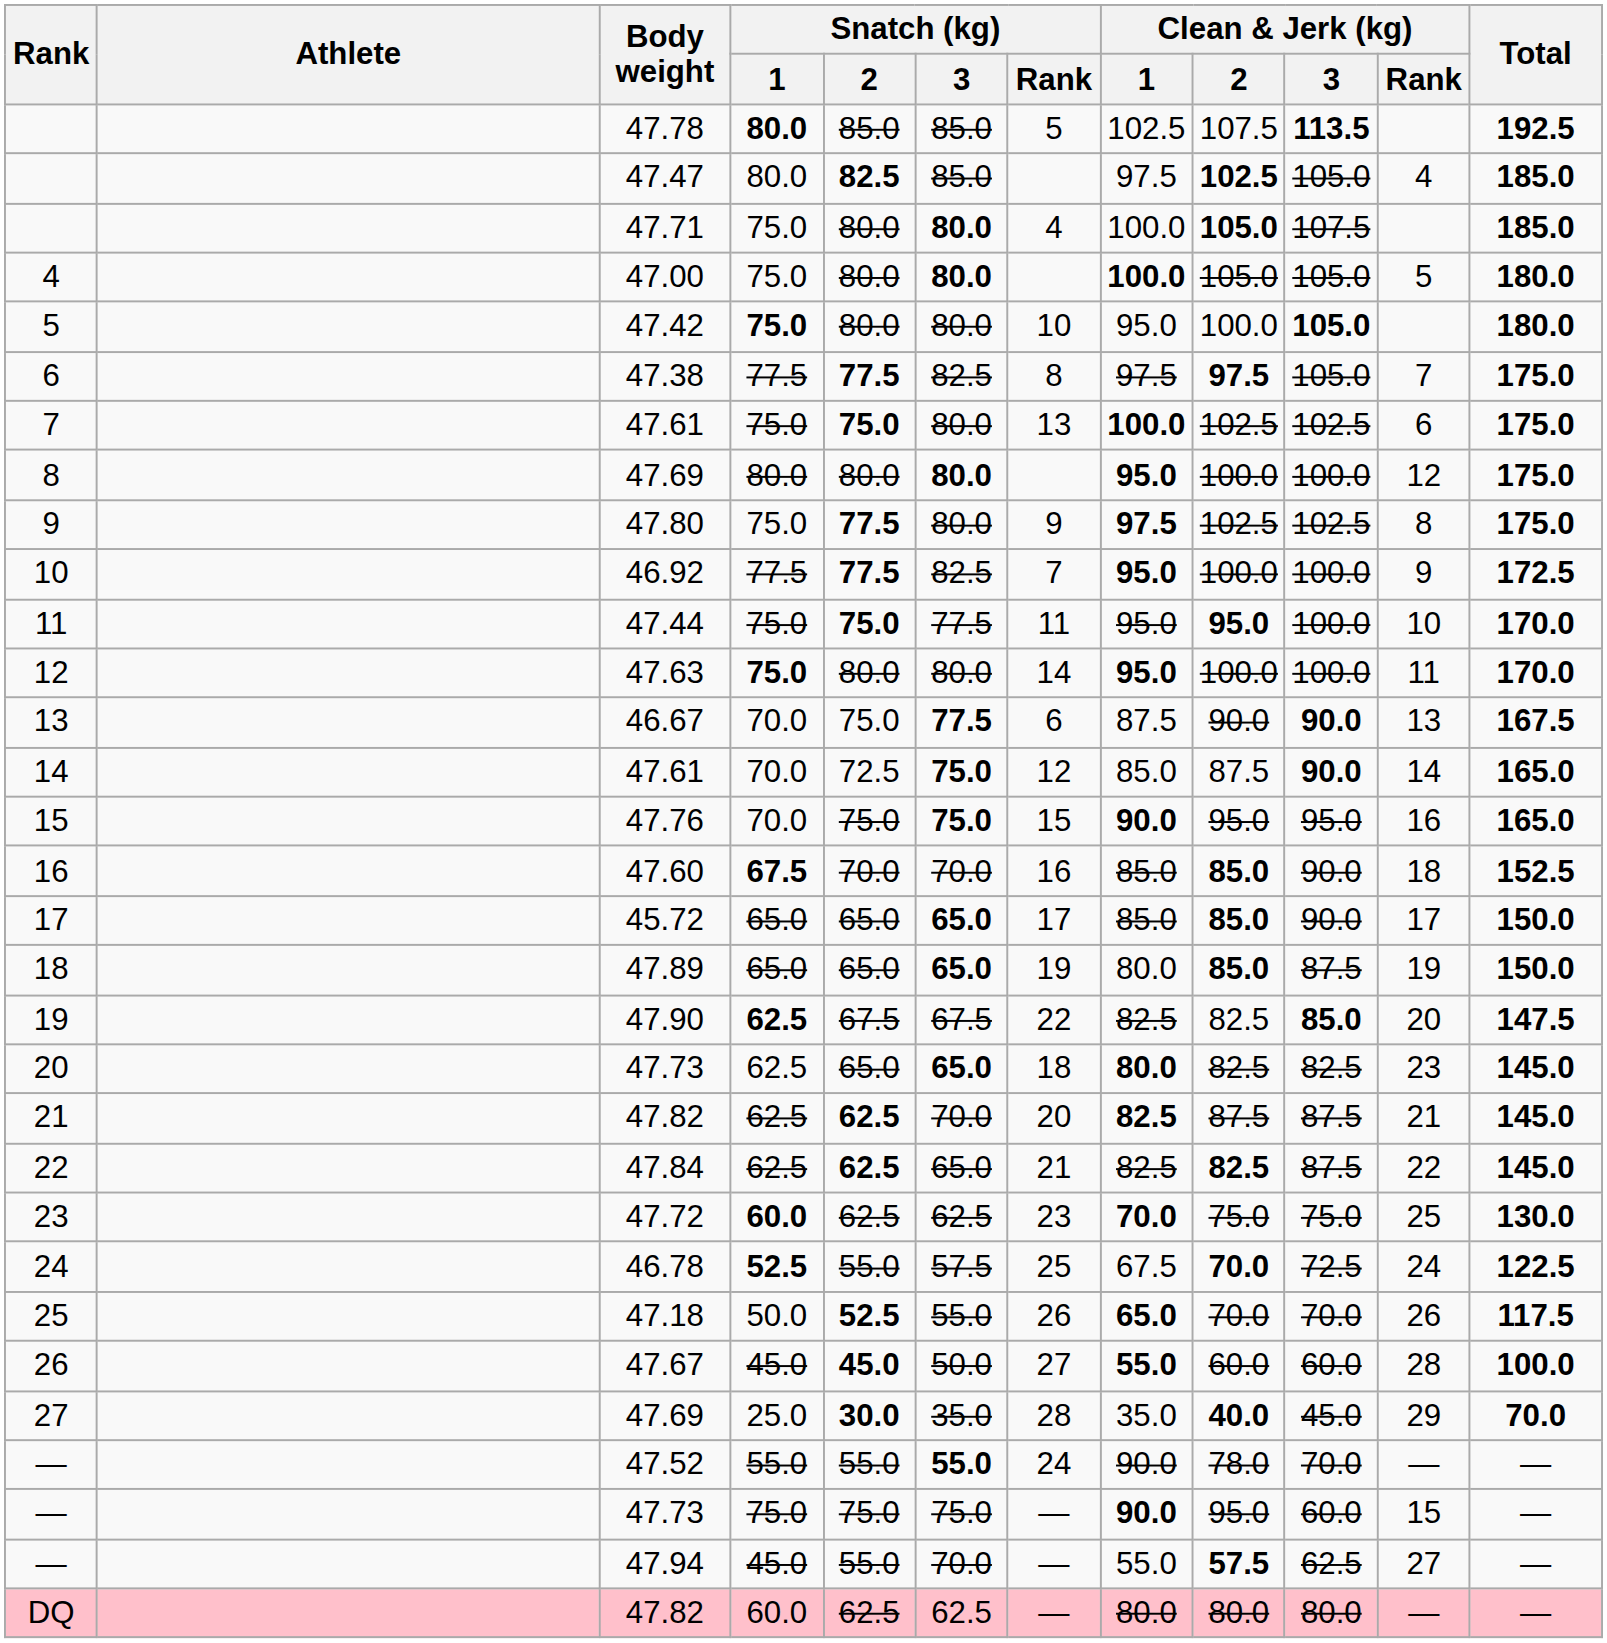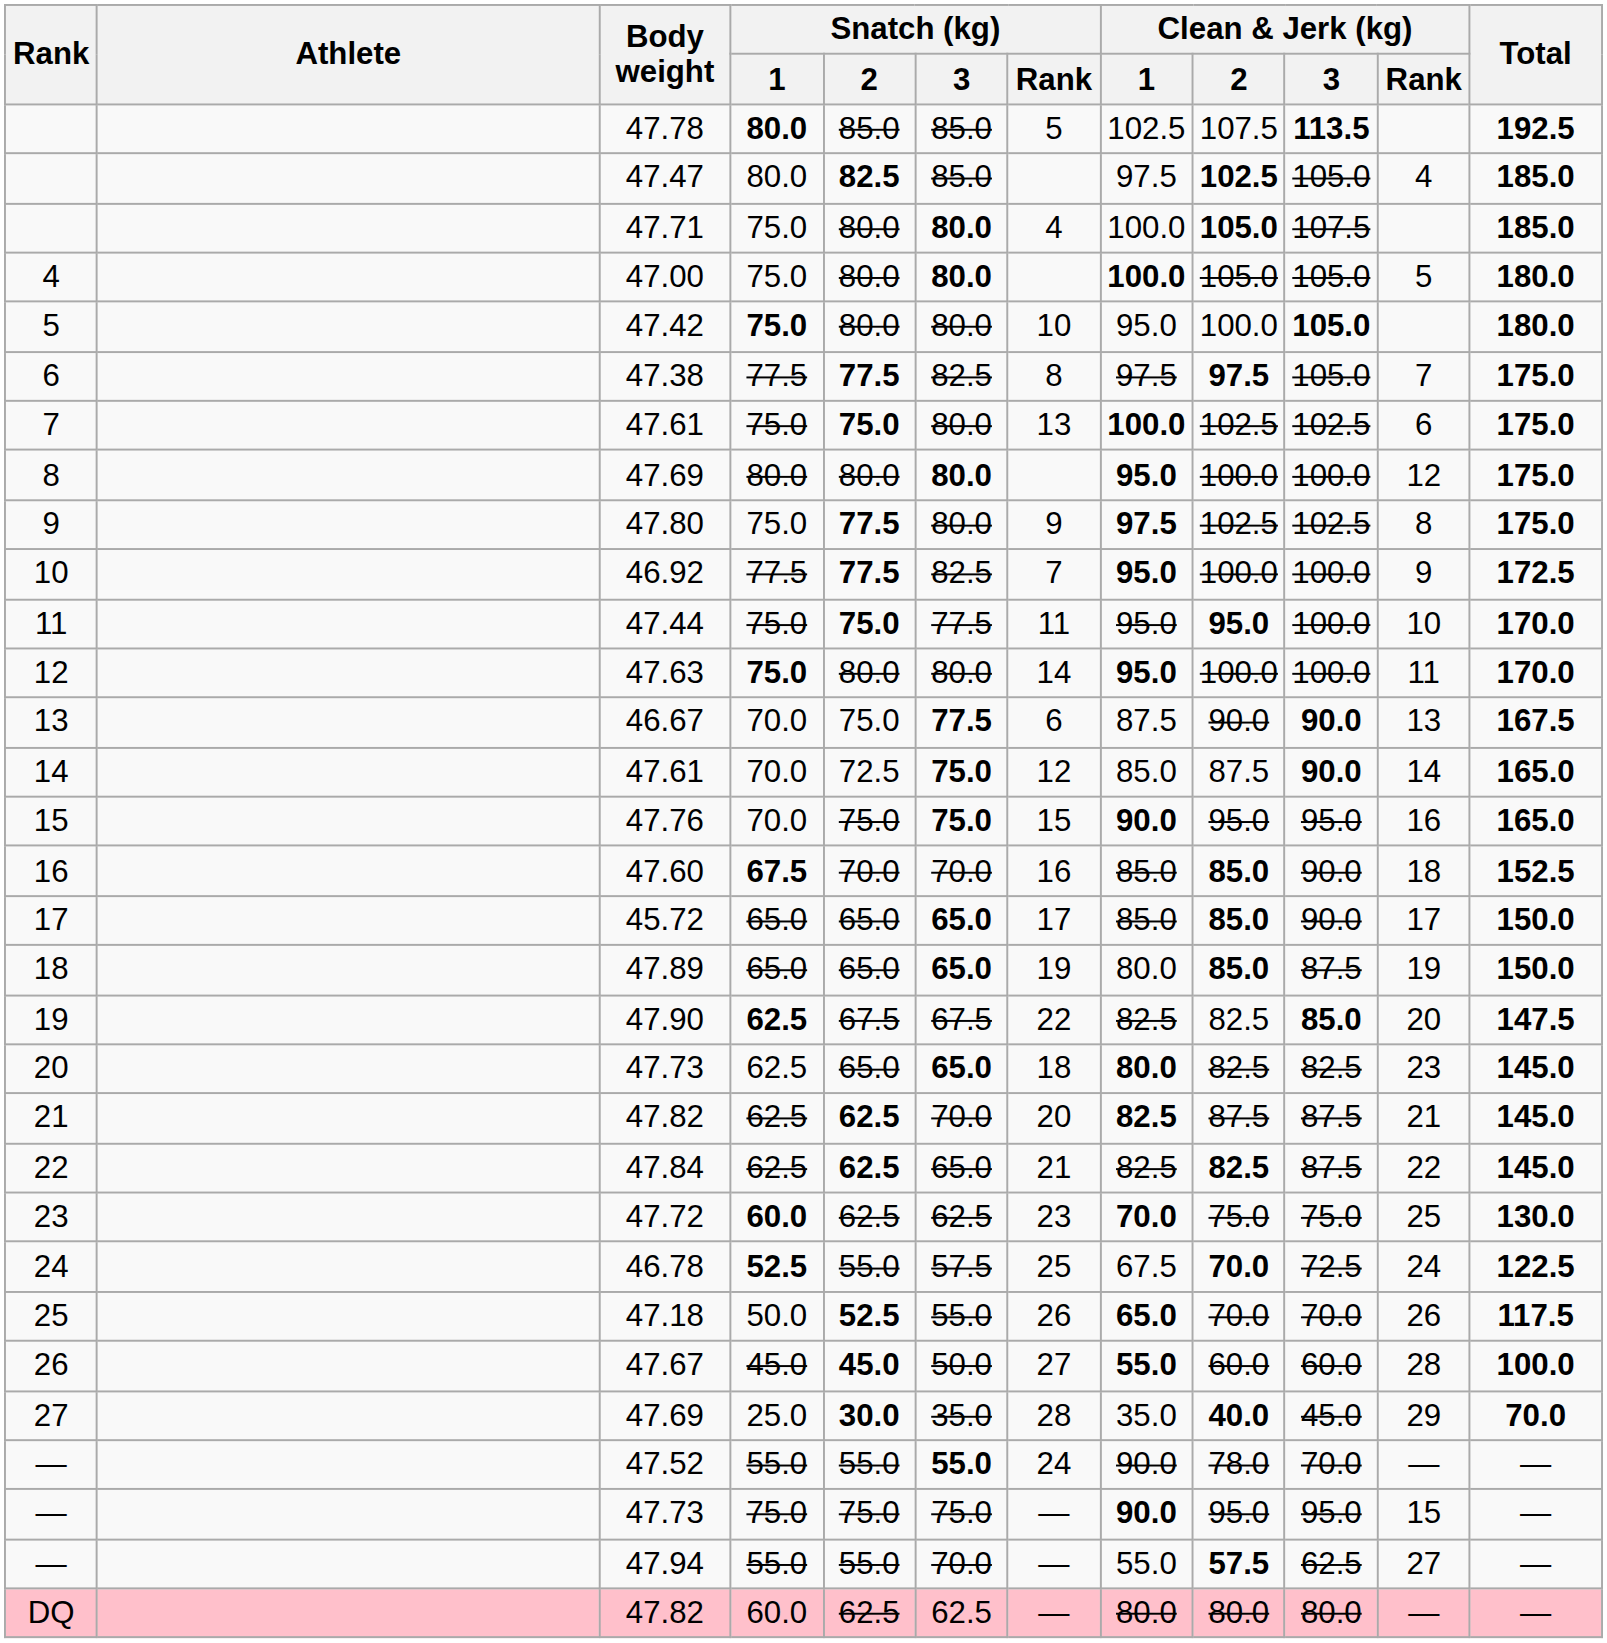(1331, 1513) 60.0 -> (1331, 1513) 95.0
(777, 1563) 45.0 -> (777, 1563) 55.0
